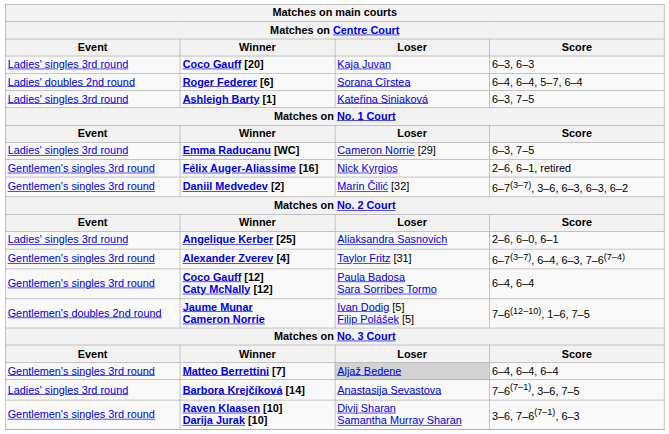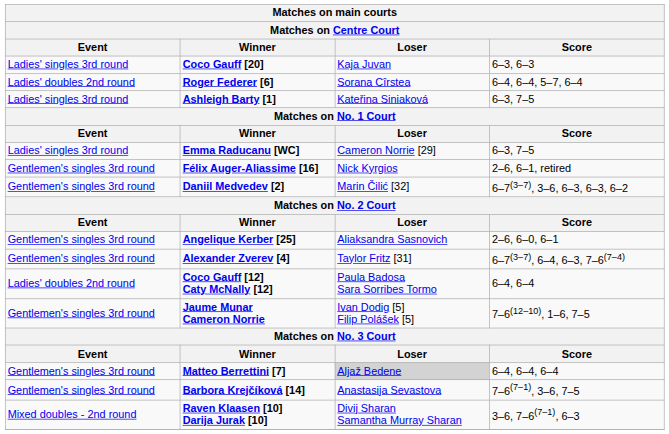(68, 240) Ladies' singles 3rd round -> (81, 240) Gentlemen's singles 3rd round
(81, 283) Gentlemen's singles 3rd round -> (71, 283) Ladies' doubles 2nd round
(85, 313) Gentlemen's doubles 2nd round -> (81, 313) Gentlemen's singles 3rd round
(68, 390) Ladies' singles 3rd round -> (81, 390) Gentlemen's singles 3rd round
(81, 414) Gentlemen's singles 3rd round -> (72, 414) Mixed doubles - 2nd round
